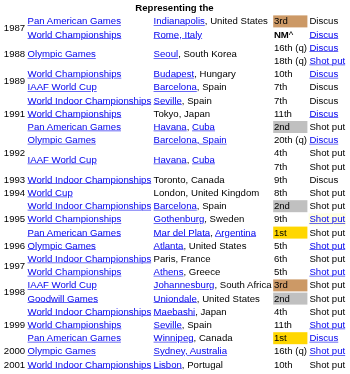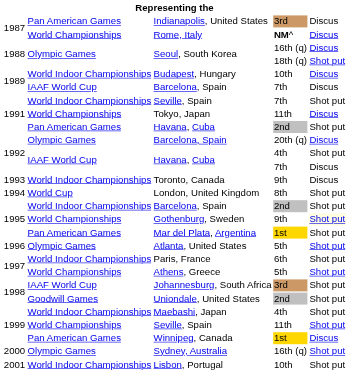(74, 74) World Championships -> (89, 74) World Indoor Championships
(324, 100) Discus -> (327, 100) Shot put
(327, 166) Shot put -> (324, 166) Discus
